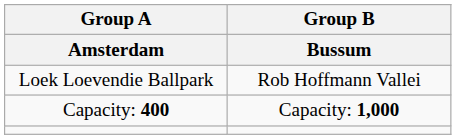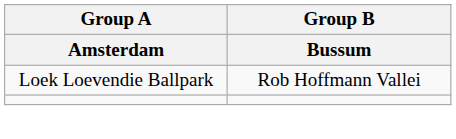- row: (116, 110)
